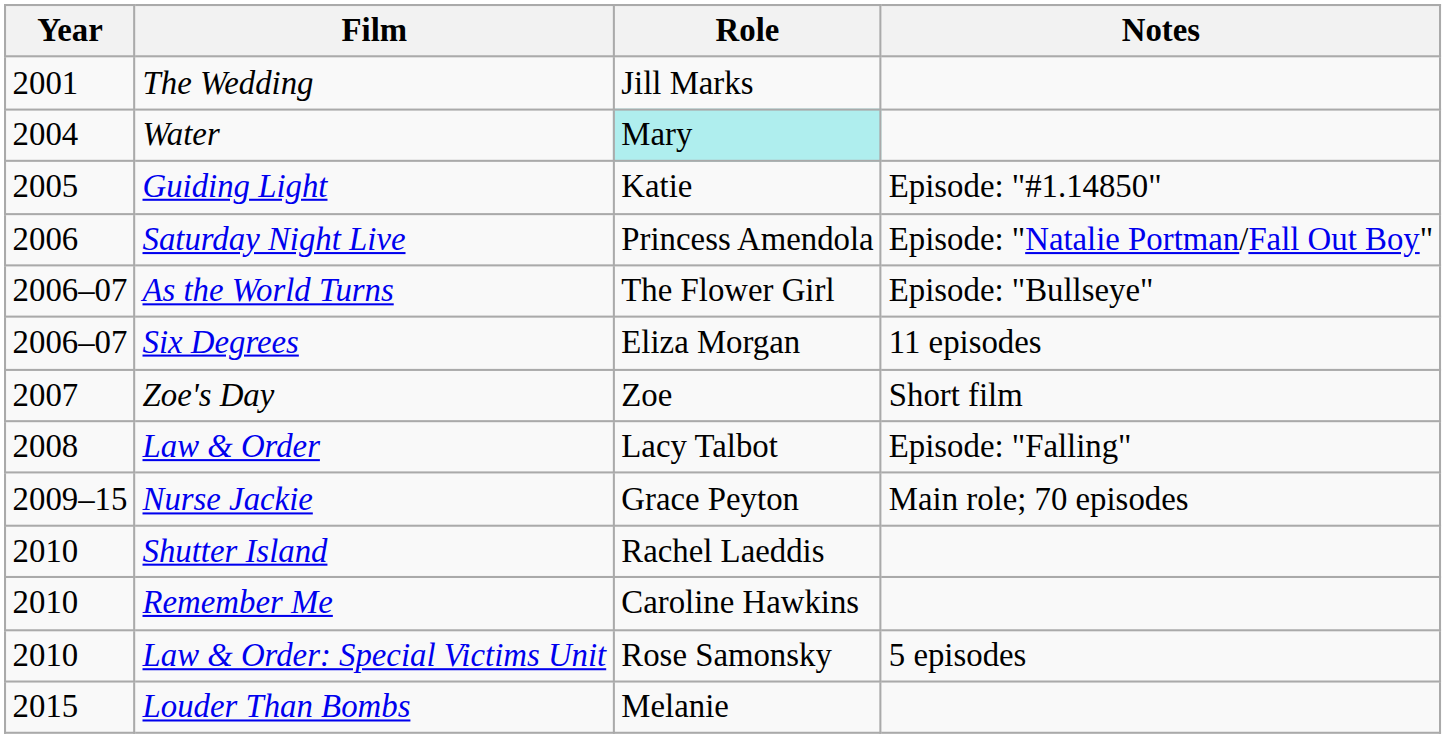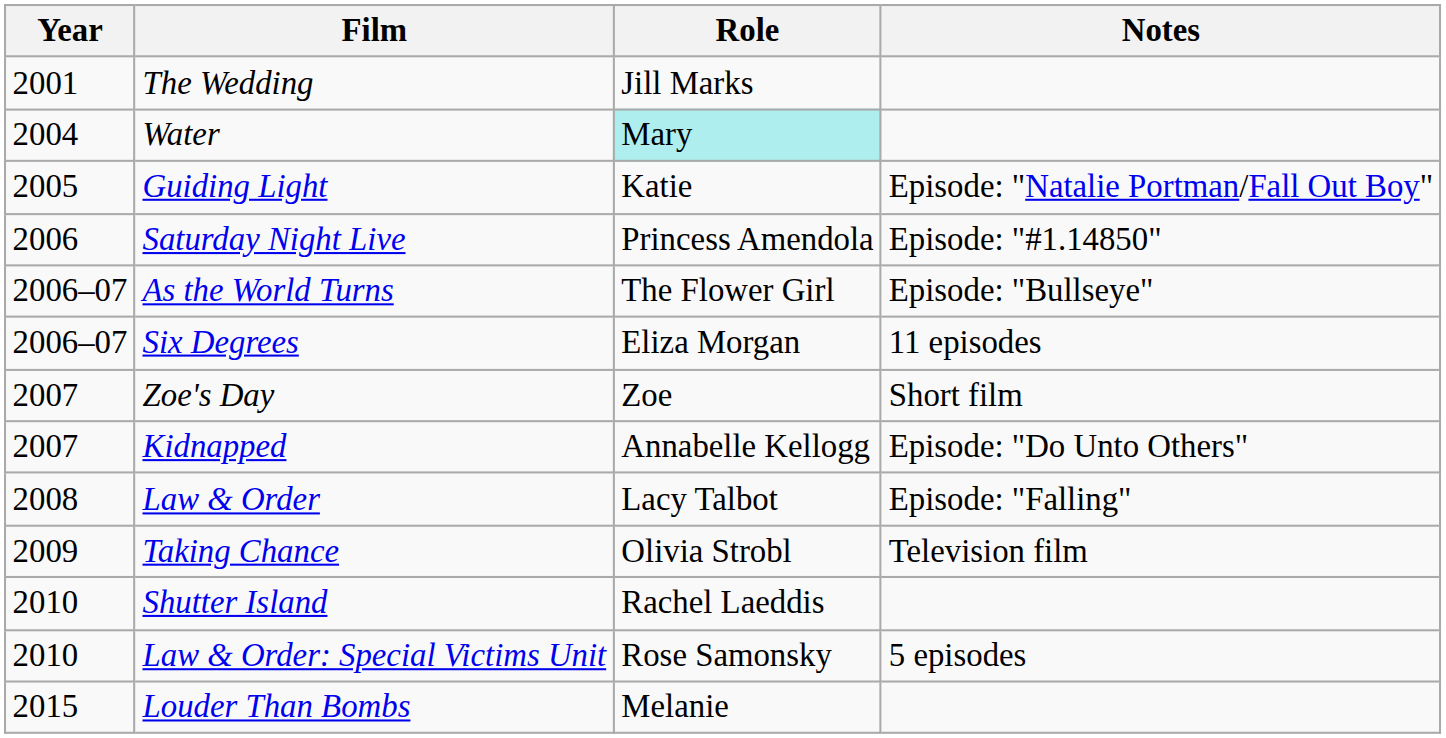(1025, 186) Episode: "#1.14850" -> (1161, 186) Episode: "Natalie Portman/Fall Out Boy"
(1161, 238) Episode: "Natalie Portman/Fall Out Boy" -> (1025, 238) Episode: "#1.14850"
+ row: (214, 446)
+ row: (241, 550)
- row: (228, 498)
- row: (238, 602)
